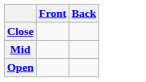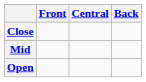+ column: (90, 13)
